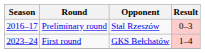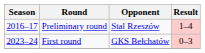(186, 26) 0–3 -> (186, 26) 1–4
(186, 41) 1–4 -> (186, 41) 0–3
